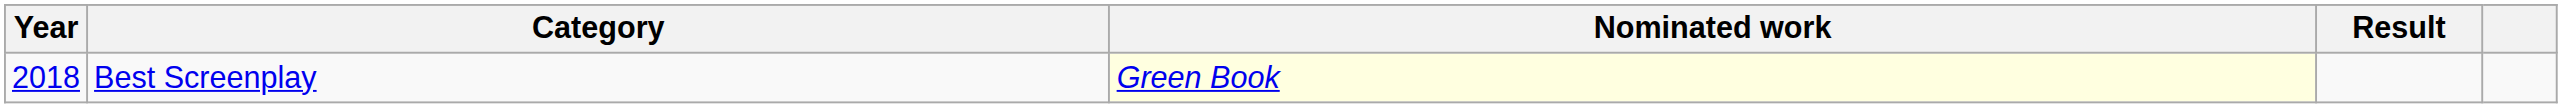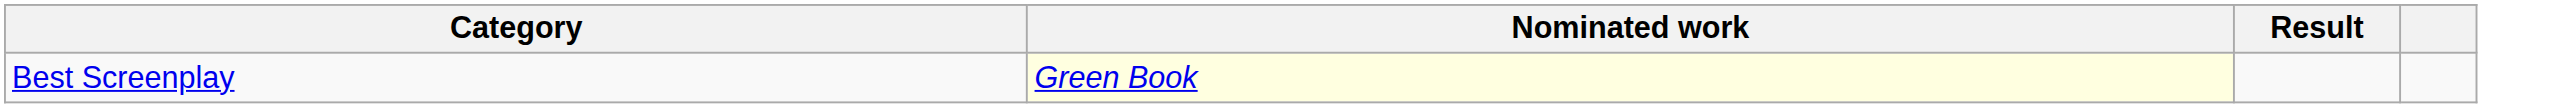- column: (46, 28)
